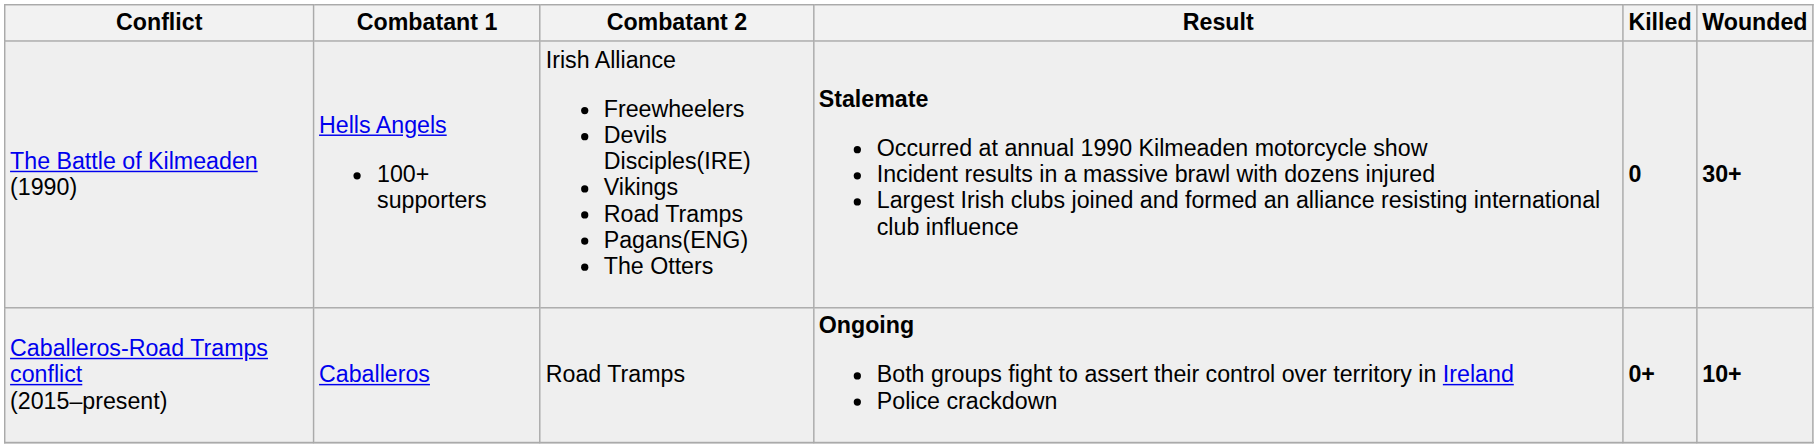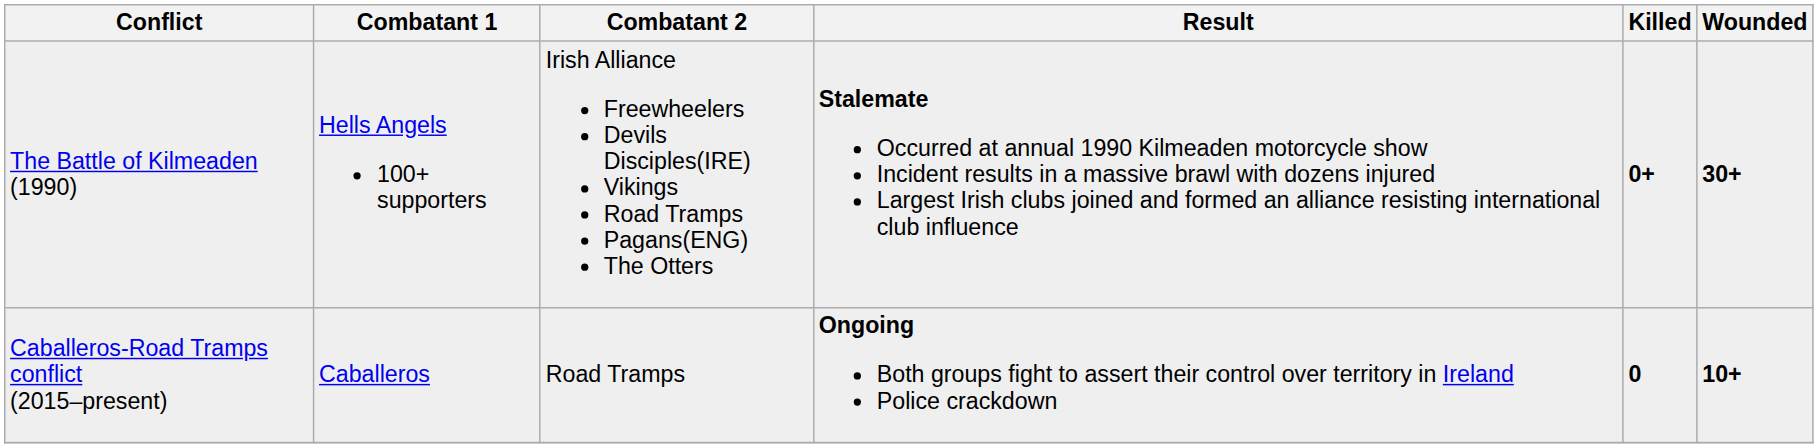(1635, 174) 0 -> (1642, 174) 0+
(1642, 374) 0+ -> (1635, 374) 0
